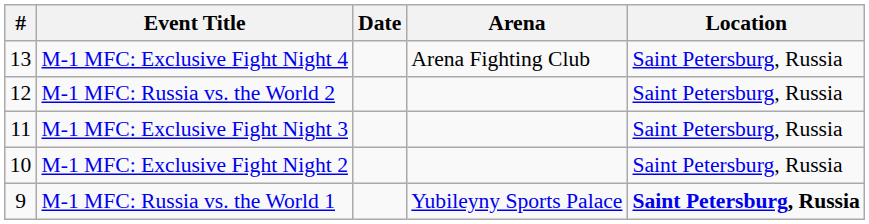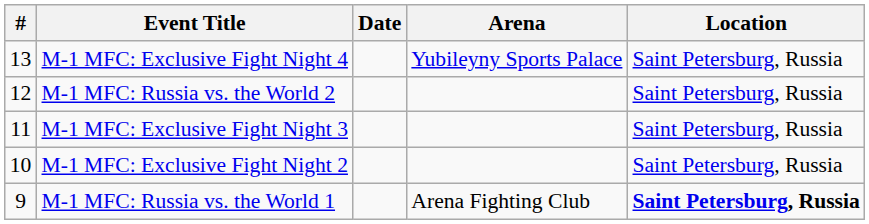(501, 58) Arena Fighting Club -> (517, 58) Yubileyny Sports Palace
(517, 200) Yubileyny Sports Palace -> (501, 200) Arena Fighting Club
